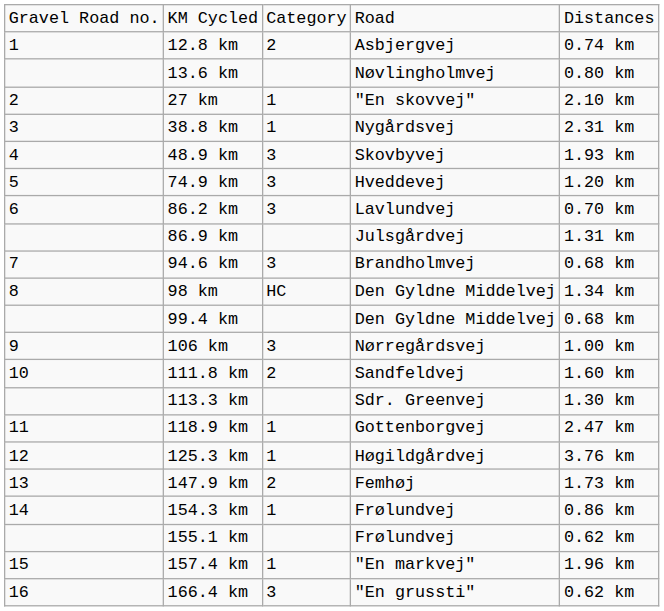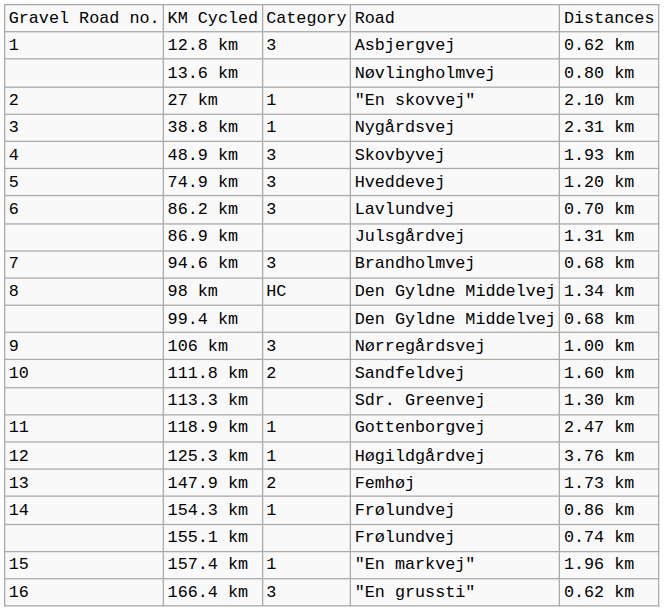(271, 46) 2 -> (271, 46) 3
(599, 46) 0.74 km -> (599, 46) 0.62 km
(599, 538) 0.62 km -> (599, 538) 0.74 km
